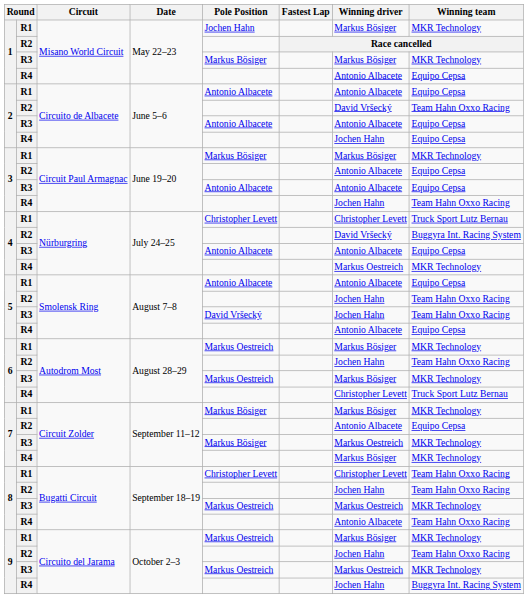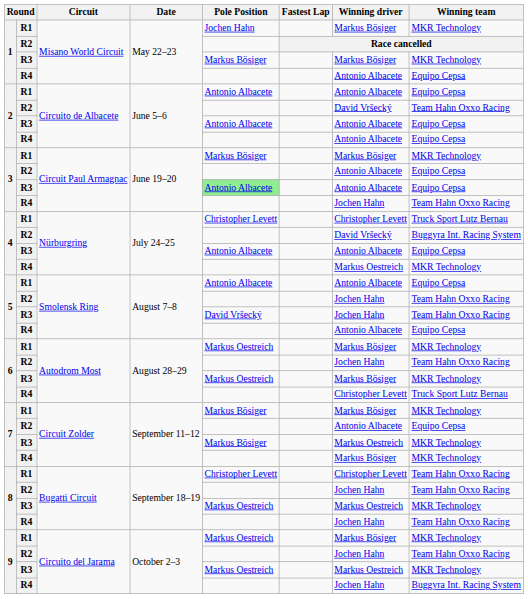(359, 139) Jochen Hahn -> (368, 139) Antonio Albacete
(238, 187) no background -> (238, 187) lightgreen background
(368, 521) Antonio Albacete -> (359, 521) Jochen Hahn
